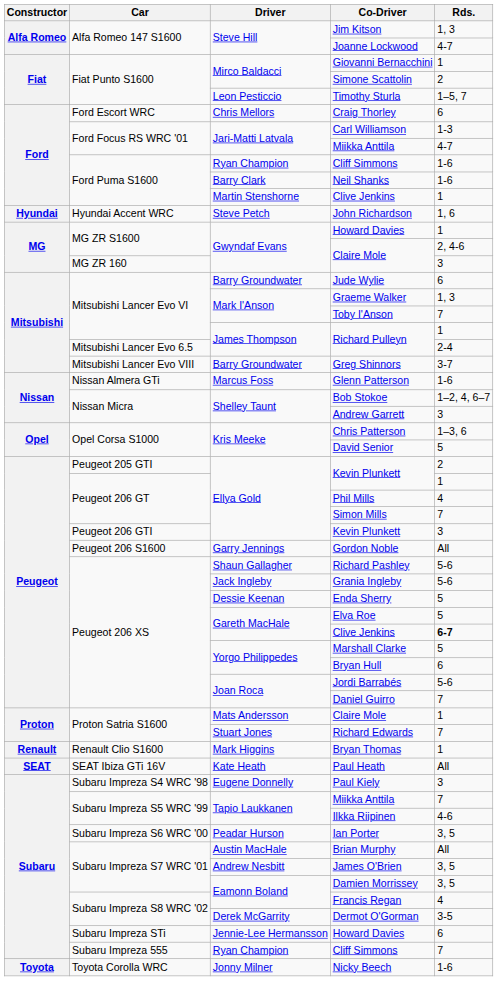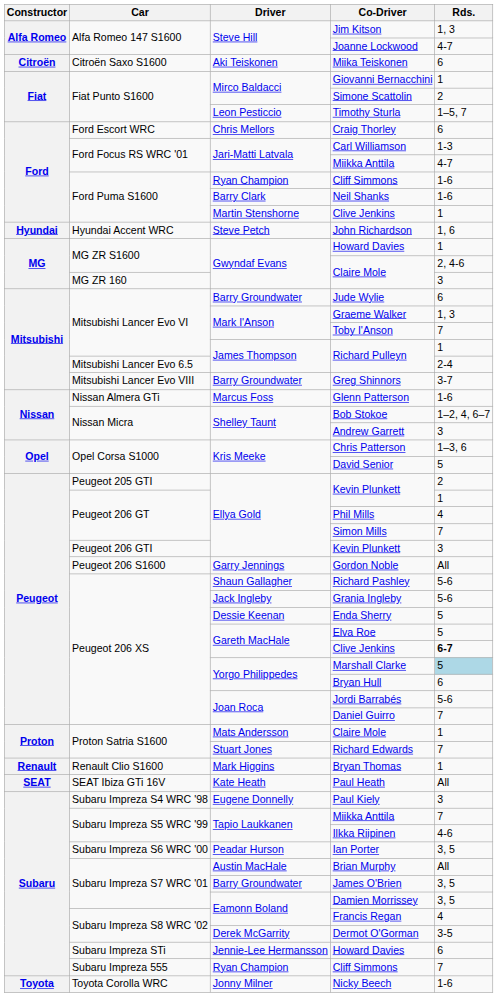+ row: (119, 63)
(440, 649) no background -> (440, 666) lightblue background
(249, 866) Andrew Nesbitt -> (257, 883) Barry Groundwater
